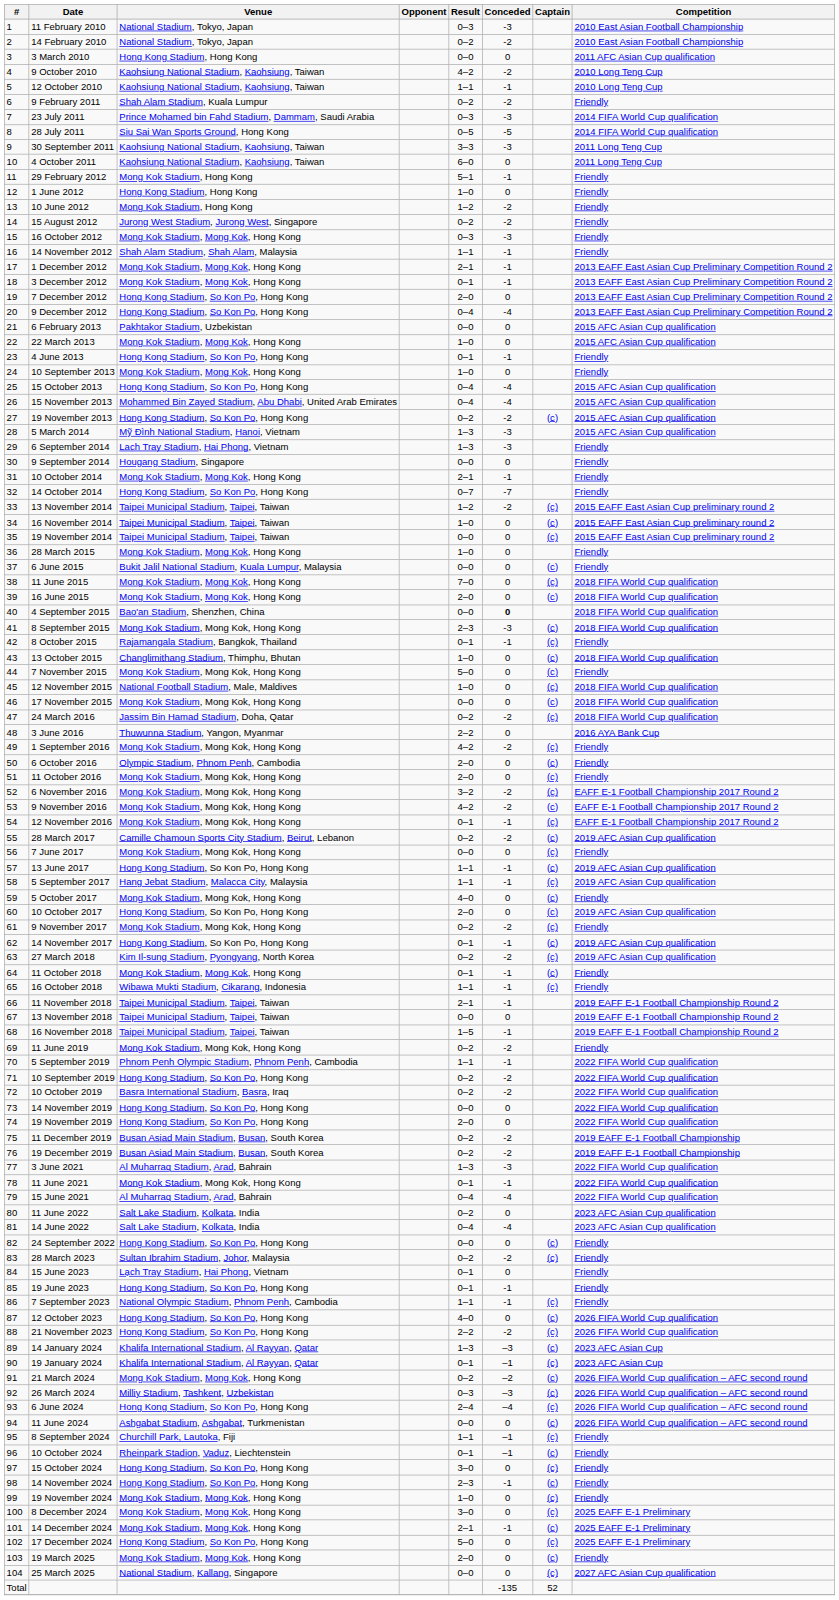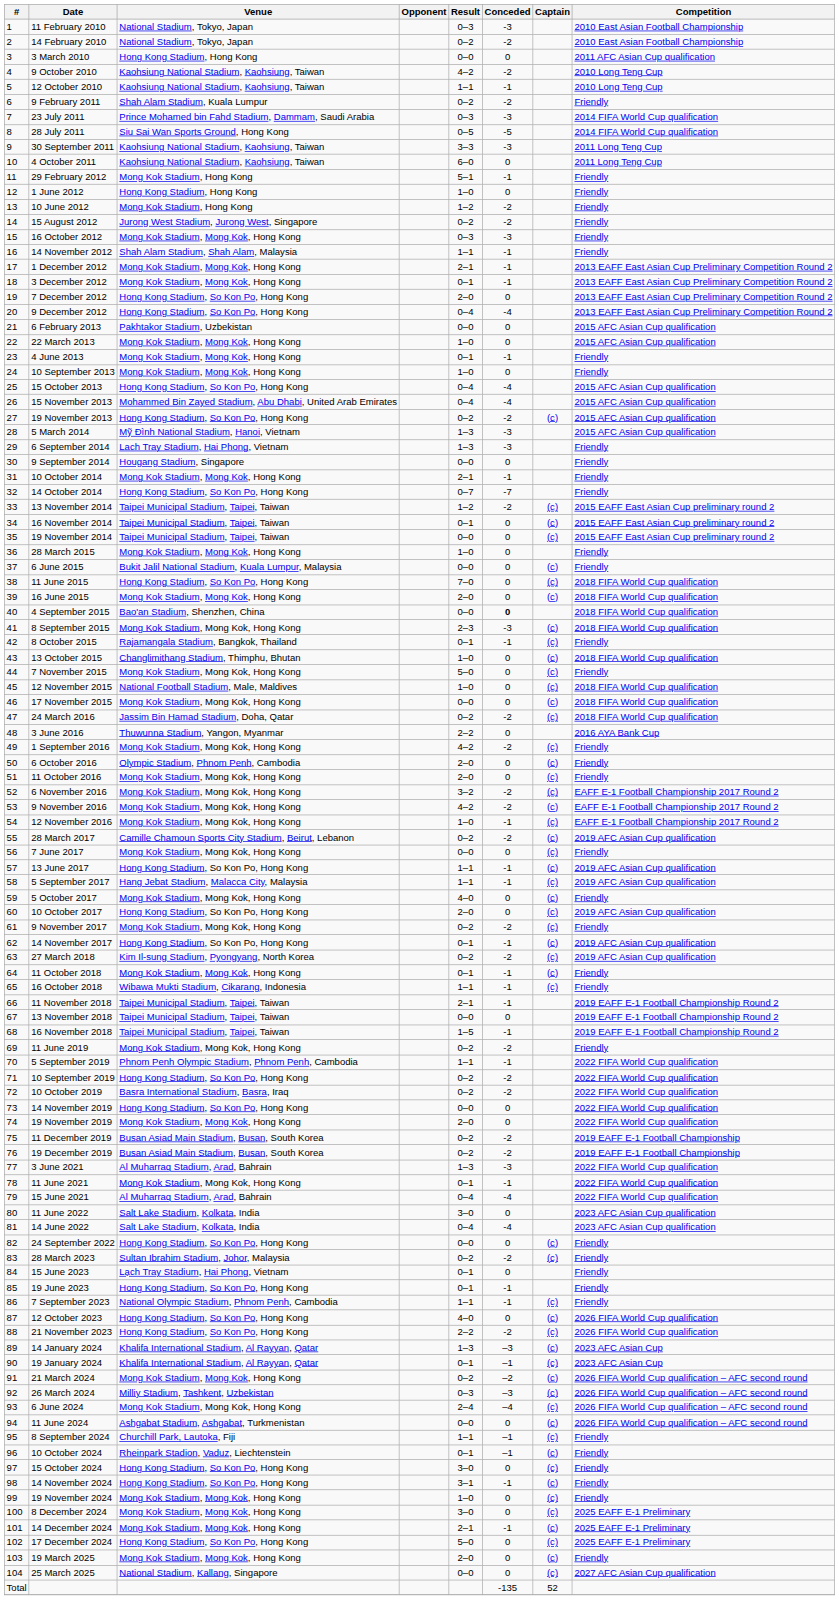(214, 357) Hong Kong Stadium, So Kon Po, Hong Kong -> (210, 357) Mong Kok Stadium, Mong Kok, Hong Kong
(465, 522) 1–0 -> (465, 522) 0–1
(210, 582) Mong Kok Stadium, Mong Kok, Hong Kong -> (214, 582) Hong Kong Stadium, So Kon Po, Hong Kong
(465, 822) 0–1 -> (465, 822) 1–0
(214, 1122) Hong Kong Stadium, So Kon Po, Hong Kong -> (210, 1122) Mong Kok Stadium, Mong Kok, Hong Kong
(465, 1212) 0–2 -> (465, 1212) 3–0
(214, 1407) Hong Kong Stadium, So Kon Po, Hong Kong -> (210, 1407) Mong Kok Stadium, Mong Kok, Hong Kong
(465, 1482) 2–3 -> (465, 1482) 3–1
